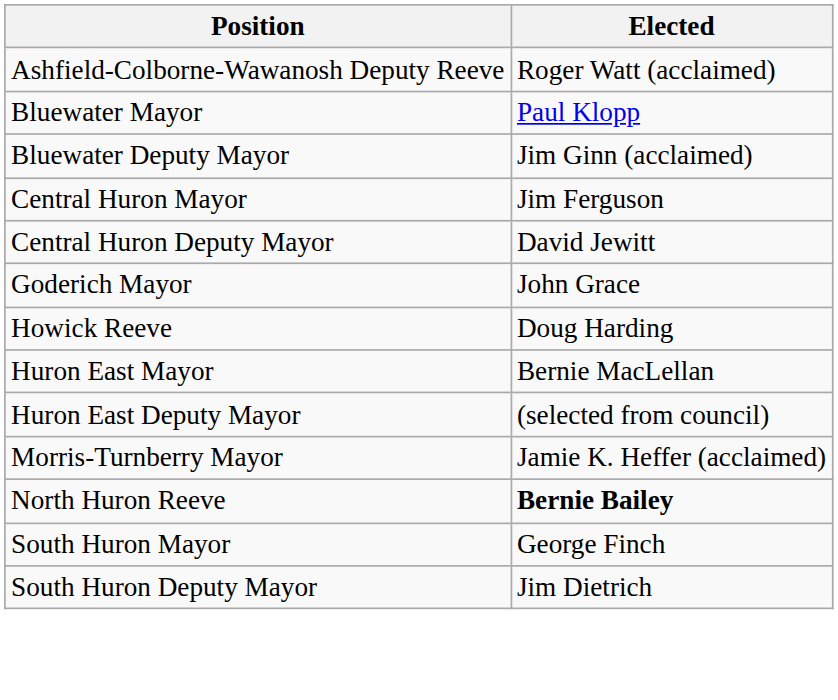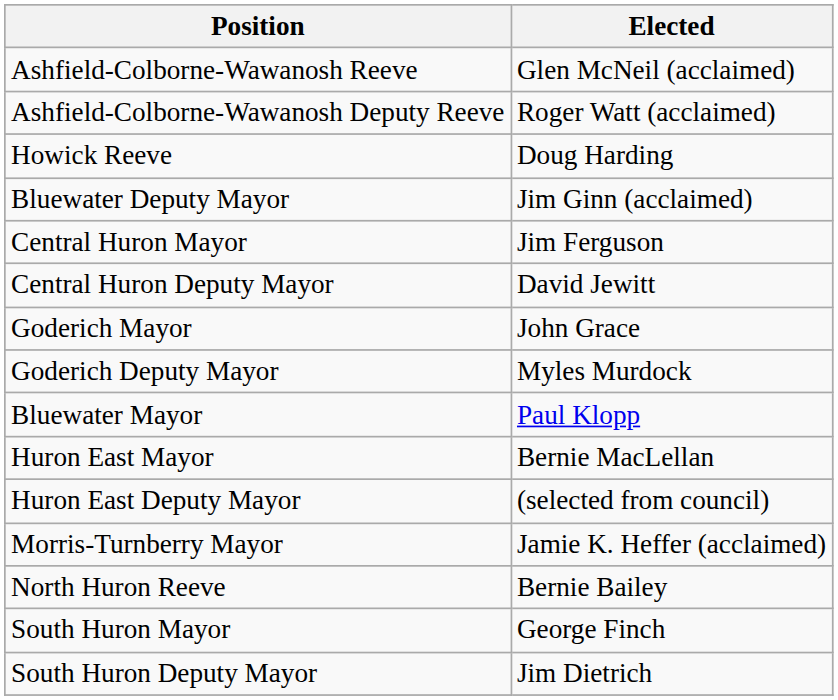+ row: (214, 69)
rows swapped: (107, 112) <-> (92, 328)
+ row: (145, 371)
(595, 500) bold -> (592, 586) normal
